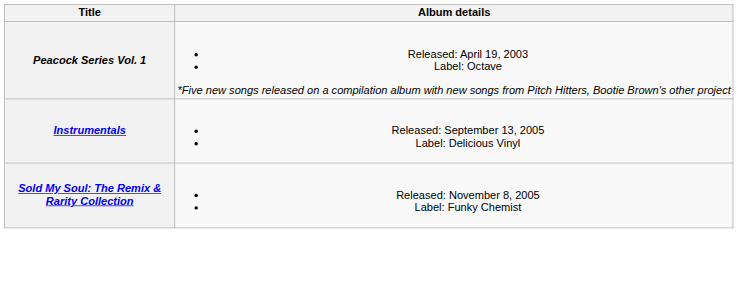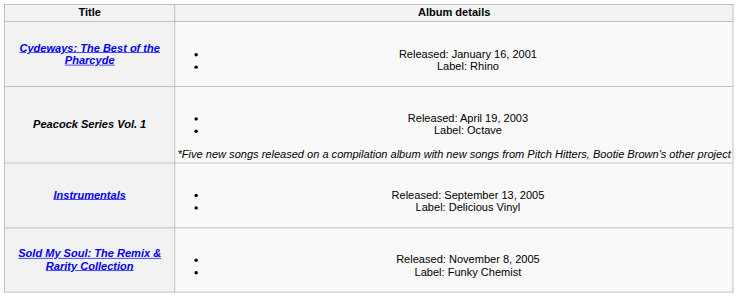+ row: (90, 54)
